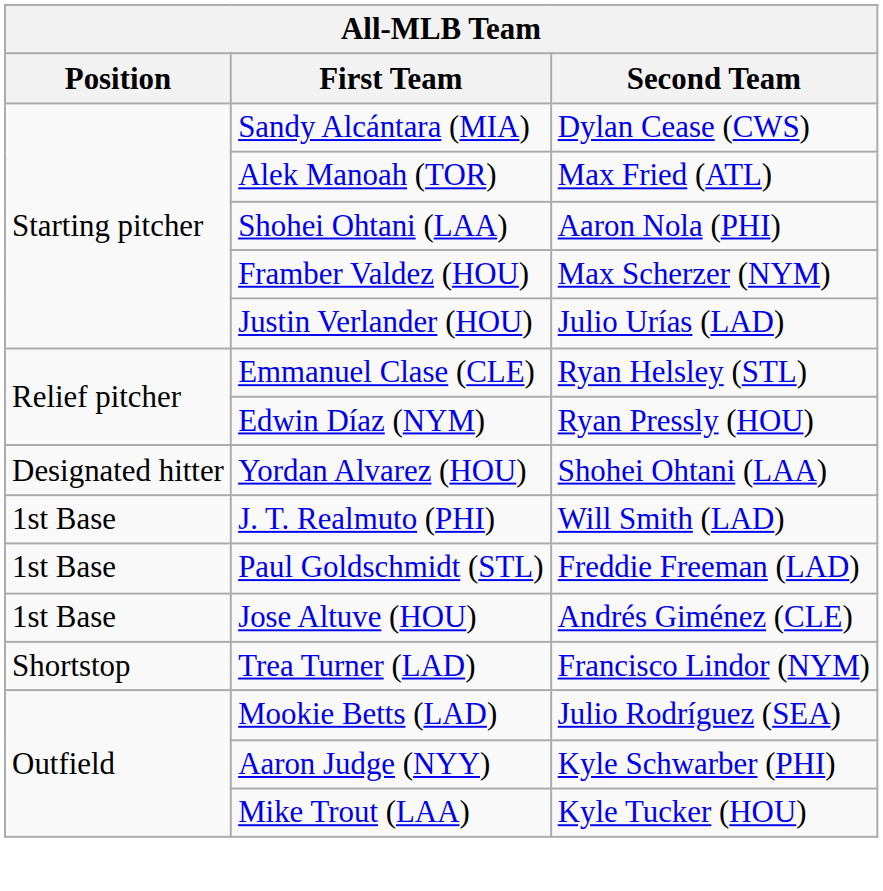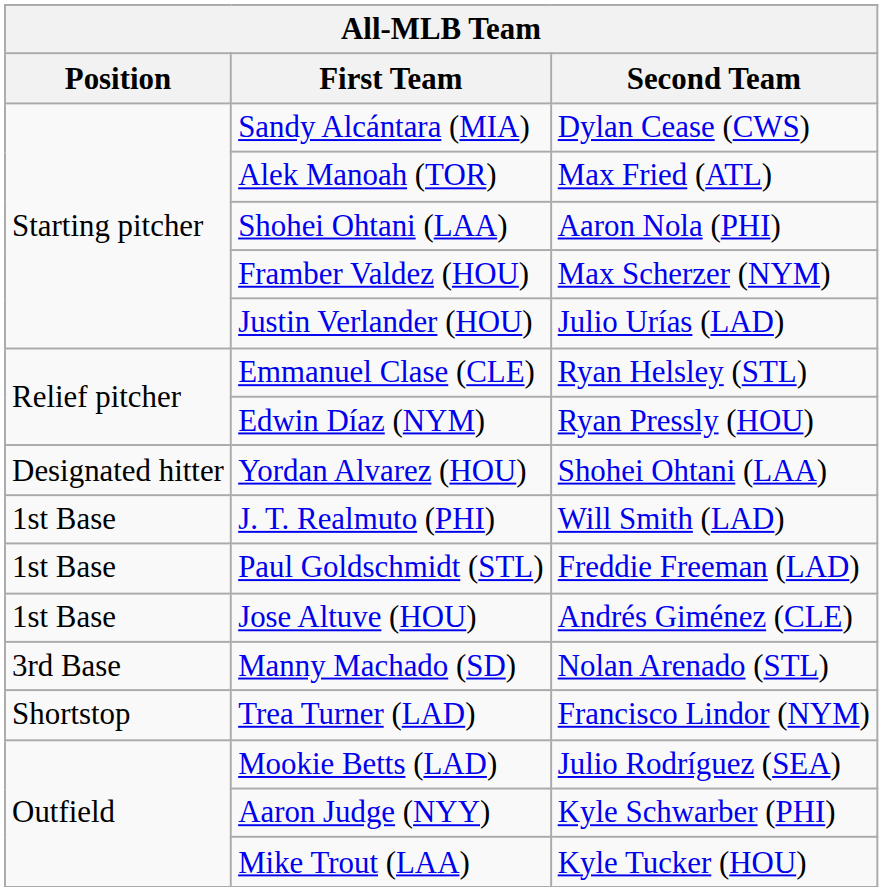+ row: (377, 665)
